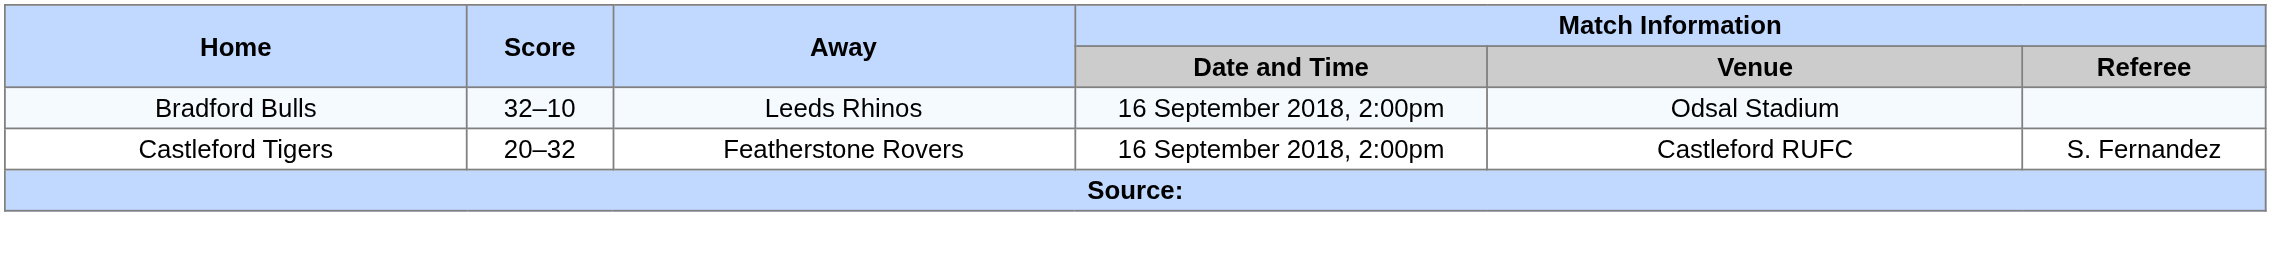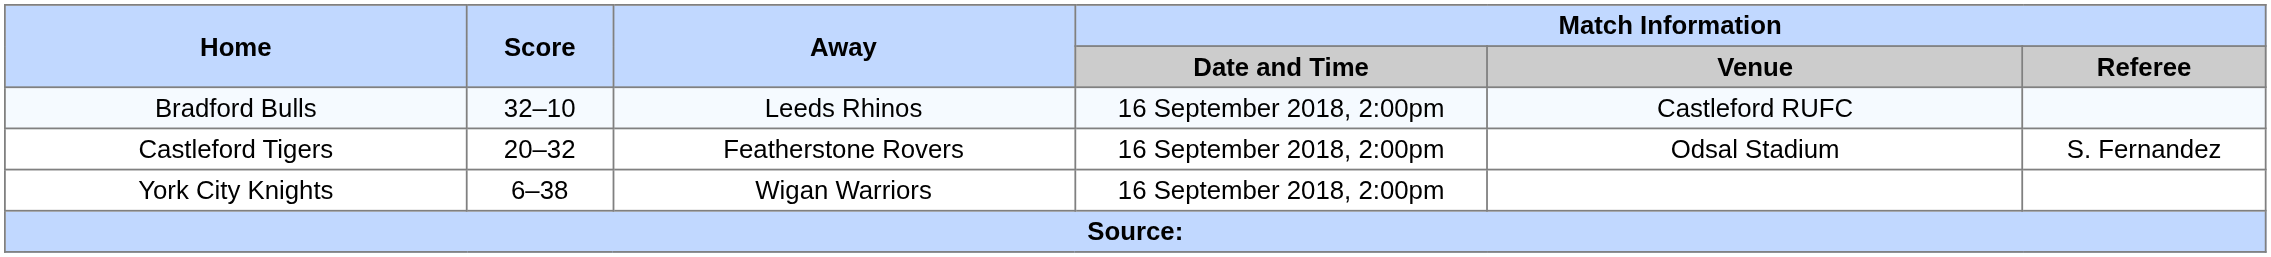(1755, 108) Odsal Stadium -> (1755, 108) Castleford RUFC
(1755, 149) Castleford RUFC -> (1755, 149) Odsal Stadium
+ row: (236, 190)
